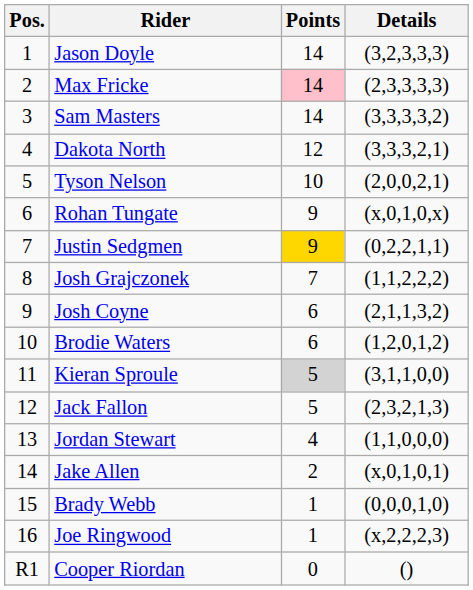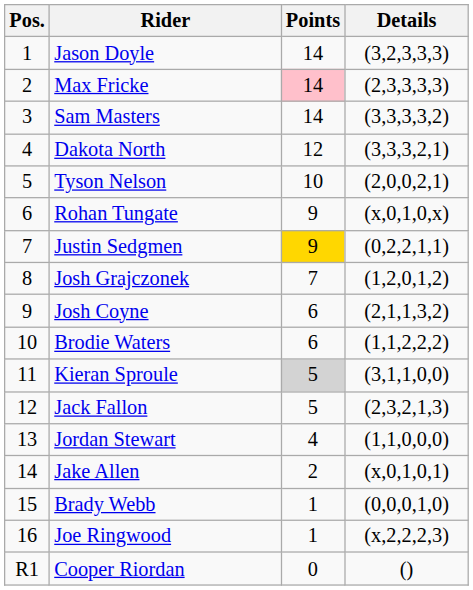(407, 278) (1,1,2,2,2) -> (407, 278) (1,2,0,1,2)
(407, 342) (1,2,0,1,2) -> (407, 342) (1,1,2,2,2)
